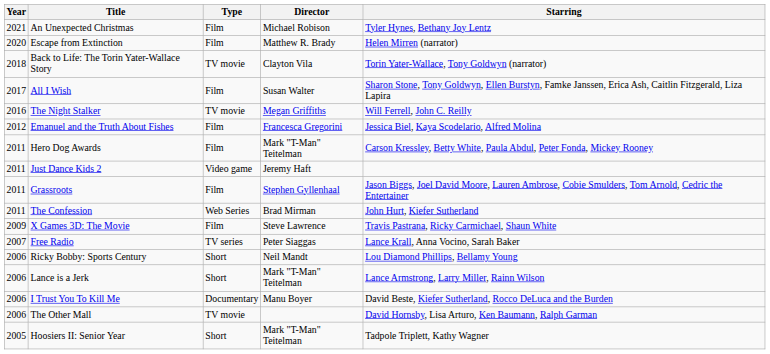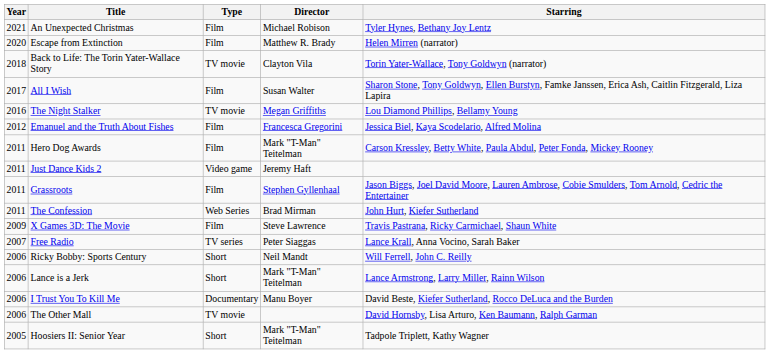(418, 111) Will Ferrell, John C. Reilly -> (441, 111) Lou Diamond Phillips, Bellamy Young
(441, 257) Lou Diamond Phillips, Bellamy Young -> (418, 257) Will Ferrell, John C. Reilly
